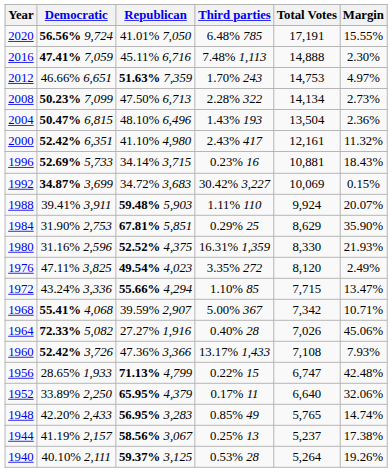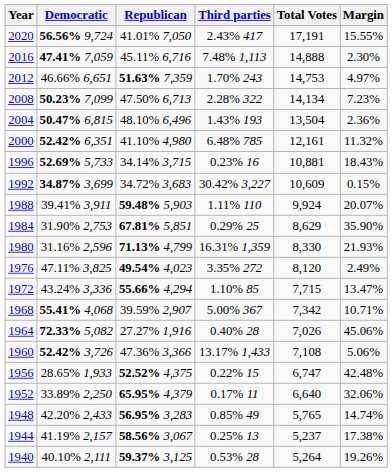(234, 36) 6.48% 785 -> (234, 36) 2.43% 417
(363, 99) 2.73% -> (363, 99) 7.23%
(234, 141) 2.43% 417 -> (234, 141) 6.48% 785
(307, 183) 10,069 -> (307, 183) 10,609
(156, 246) 52.52% 4,375 -> (156, 246) 71.13% 4,799
(363, 352) 7.93% -> (363, 352) 5.06%
(156, 373) 71.13% 4,799 -> (156, 373) 52.52% 4,375
